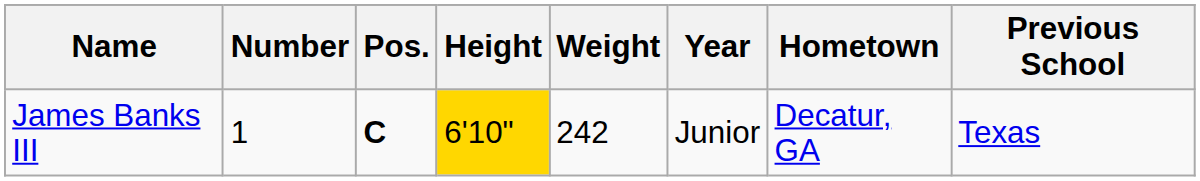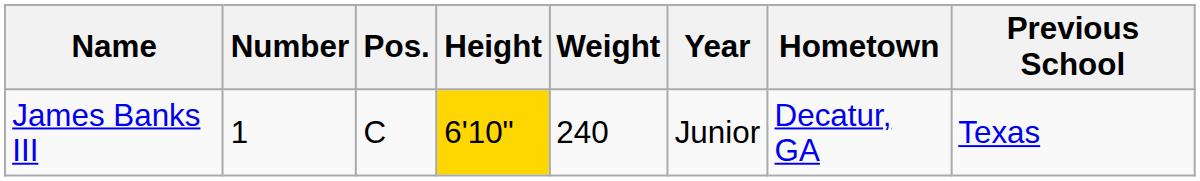(375, 132) bold -> (375, 132) normal
(582, 132) 242 -> (582, 132) 240
